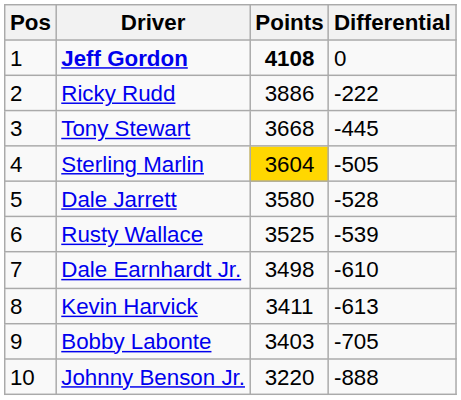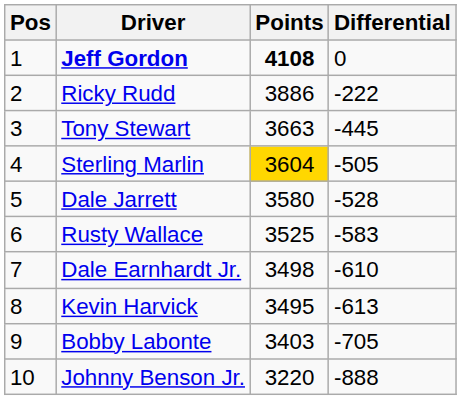(289, 129) 3668 -> (289, 129) 3663
(356, 235) -539 -> (356, 235) -583
(289, 306) 3411 -> (289, 306) 3495
